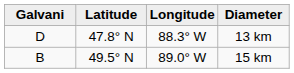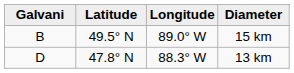rows swapped: (253, 57) <-> (253, 36)
